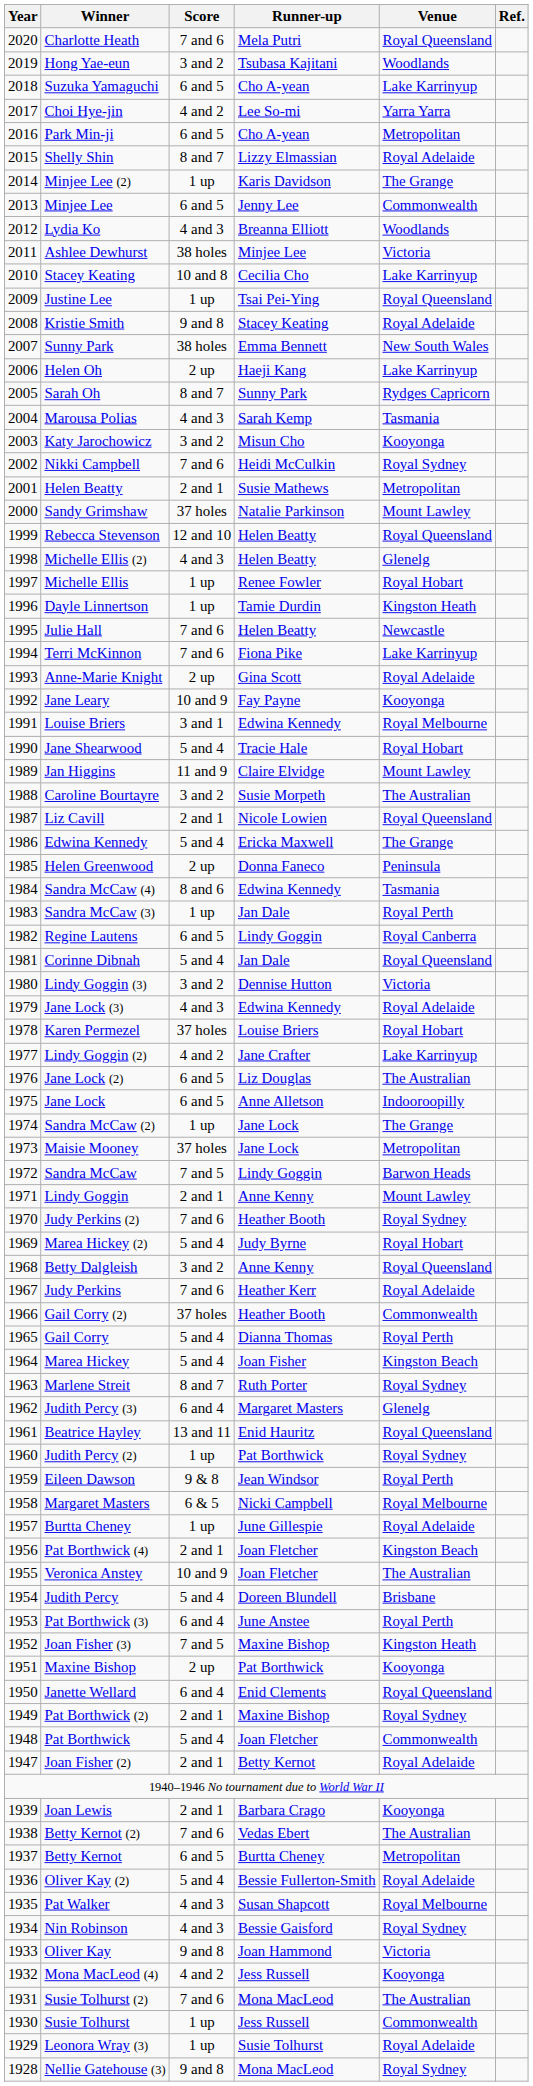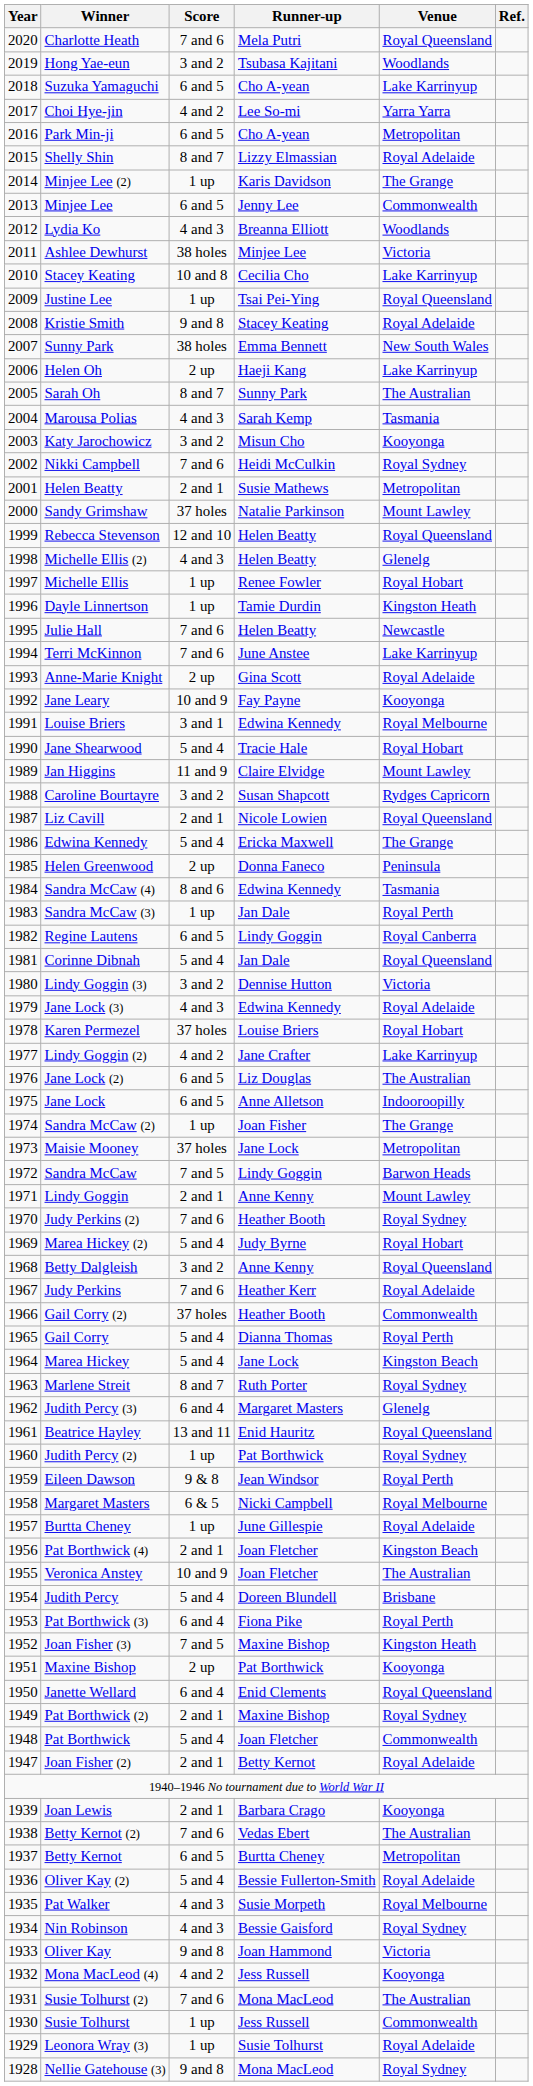(436, 393) Rydges Capricorn -> (426, 393) The Australian
(270, 653) Fiona Pike -> (274, 653) June Anstee
(282, 795) Susie Morpeth -> (284, 795) Susan Shapcott
(426, 795) The Australian -> (436, 795) Rydges Capricorn
(268, 1125) Jane Lock -> (272, 1125) Joan Fisher
(272, 1361) Joan Fisher -> (268, 1361) Jane Lock
(274, 1621) June Anstee -> (270, 1621) Fiona Pike
(284, 1904) Susan Shapcott -> (282, 1904) Susie Morpeth
